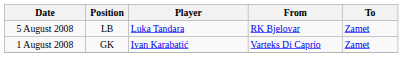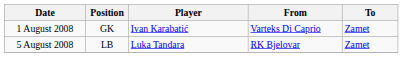rows swapped: (45, 44) <-> (45, 28)
